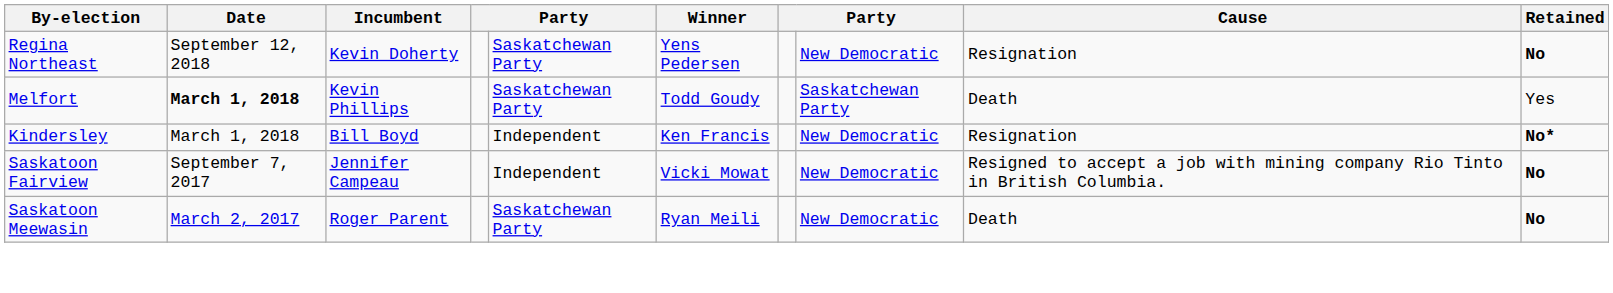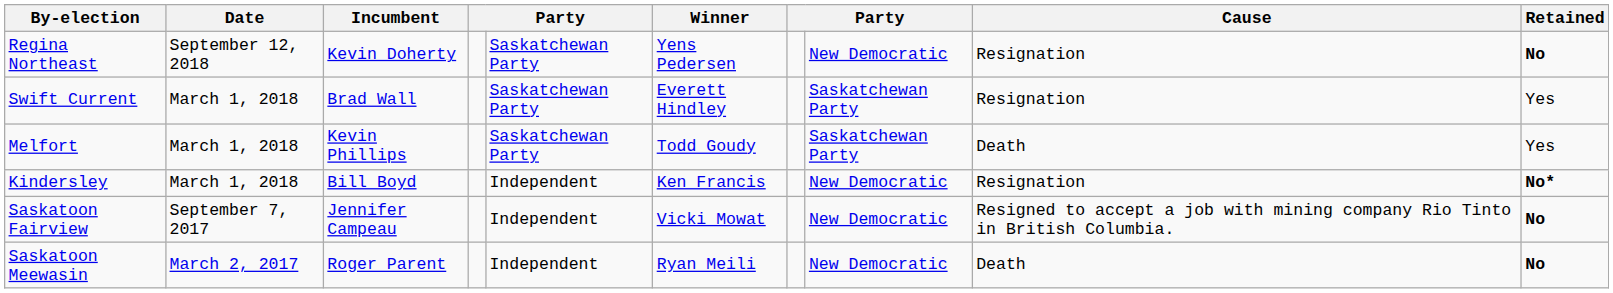+ row: (73, 100)
(235, 100) bold -> (234, 146) normal
(552, 219) Saskatchewan Party -> (544, 265) Independent
